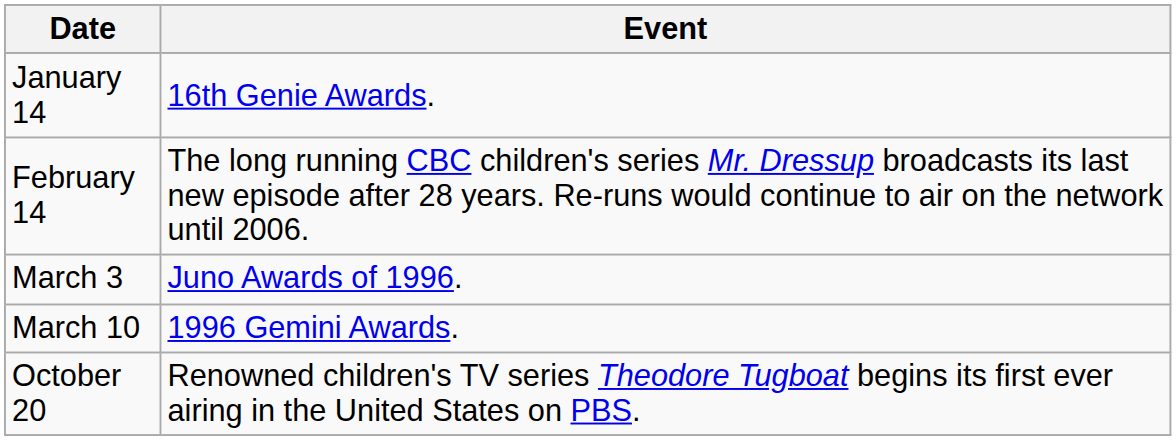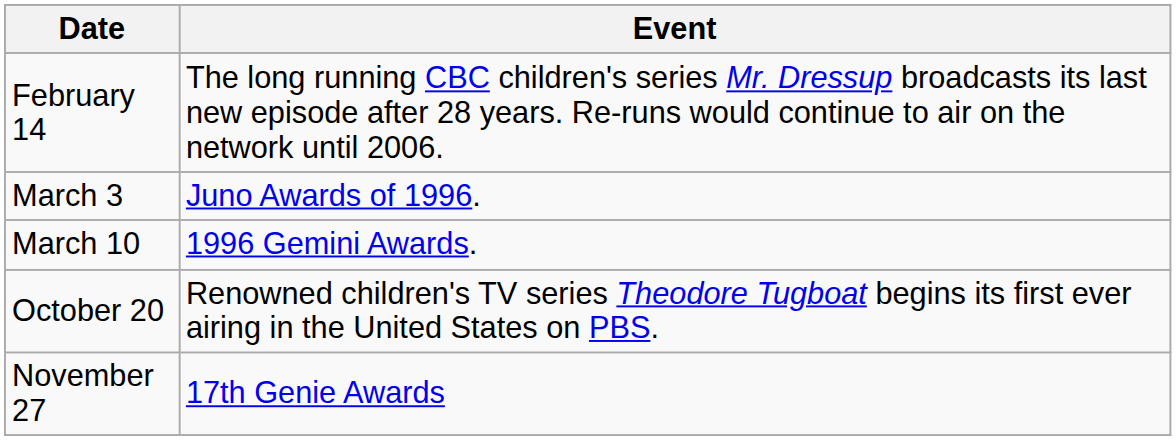- row: (67, 94)
+ row: (83, 393)
